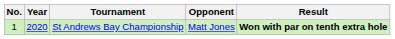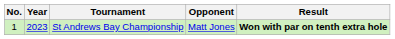(37, 27) 2020 -> (37, 27) 2023
